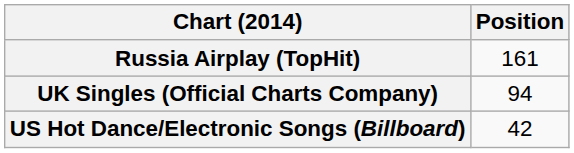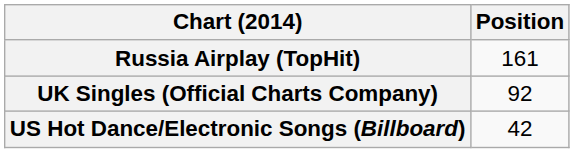(520, 93) 94 -> (520, 93) 92
